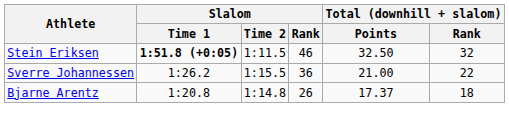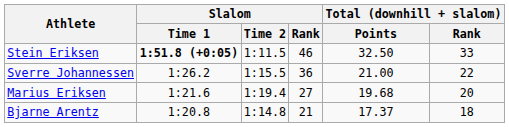(467, 53) 32 -> (467, 53) 33
+ row: (57, 93)
(306, 93) 26 -> (306, 112) 21
